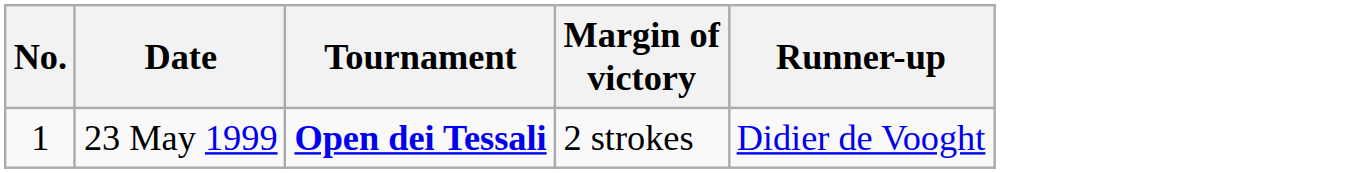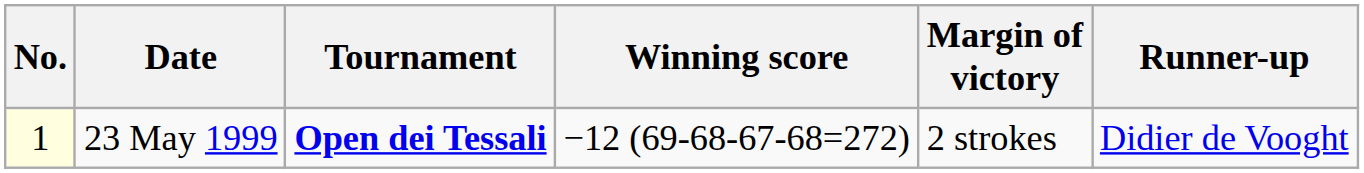+ column: (737, 56)
(40, 137) no background -> (40, 137) lightyellow background
